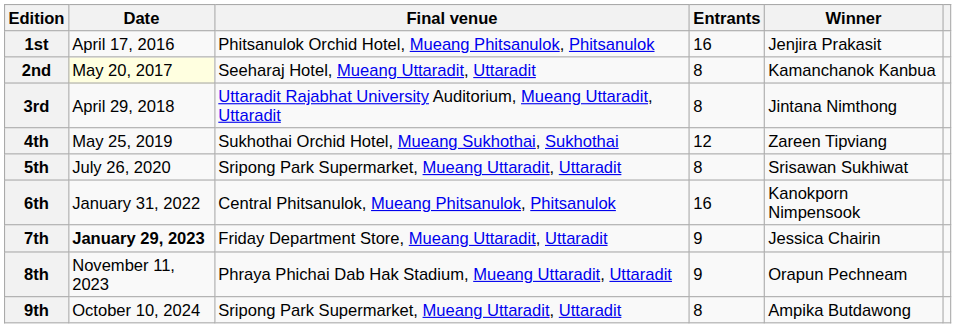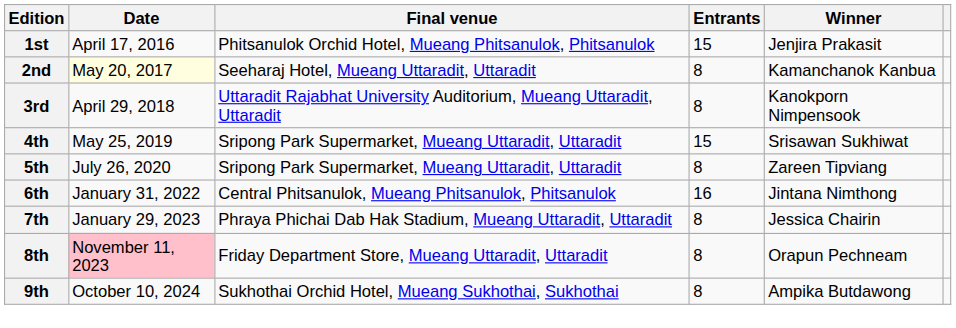(703, 44) 16 -> (703, 44) 15
(833, 106) Jintana Nimthong -> (814, 106) Kanokporn Nimpensook
(418, 141) Sukhothai Orchid Hotel, Mueang Sukhothai, Sukhothai -> (420, 141) Sripong Park Supermarket, Mueang Uttaradit, Uttaradit
(703, 141) 12 -> (703, 141) 15
(828, 141) Zareen Tipviang -> (838, 141) Srisawan Sukhiwat
(838, 168) Srisawan Sukhiwat -> (828, 168) Zareen Tipviang
(814, 203) Kanokporn Nimpensook -> (833, 194) Jintana Nimthong
(138, 239) bold -> (136, 220) normal
(413, 239) Friday Department Store, Mueang Uttaradit, Uttaradit -> (445, 220) Phraya Phichai Dab Hak Stadium, Mueang Uttaradit, Uttaradit
(698, 239) 9 -> (698, 220) 8
(124, 274) no background -> (124, 255) pink background
(445, 274) Phraya Phichai Dab Hak Stadium, Mueang Uttaradit, Uttaradit -> (413, 255) Friday Department Store, Mueang Uttaradit, Uttaradit
(698, 274) 9 -> (698, 255) 8
(420, 309) Sripong Park Supermarket, Mueang Uttaradit, Uttaradit -> (418, 291) Sukhothai Orchid Hotel, Mueang Sukhothai, Sukhothai
